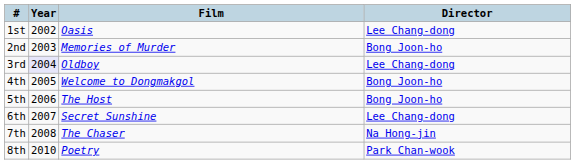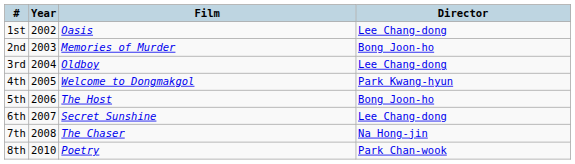(44, 64) lavender background -> (44, 64) no background
(404, 82) Bong Joon-ho -> (406, 82) Park Kwang-hyun
